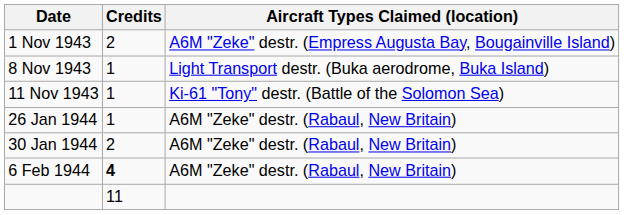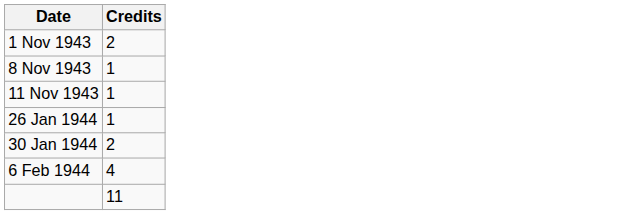- column: (392, 17)
(111, 171) bold -> (111, 171) normal
